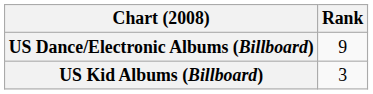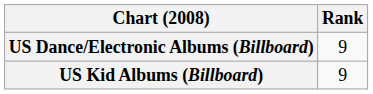(343, 74) 3 -> (343, 74) 9
